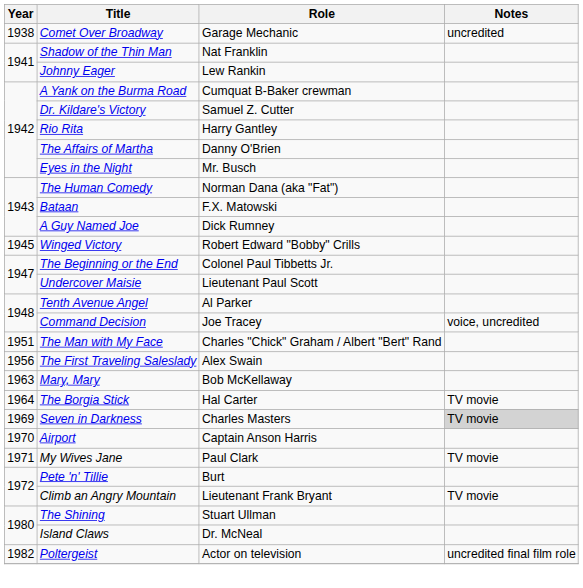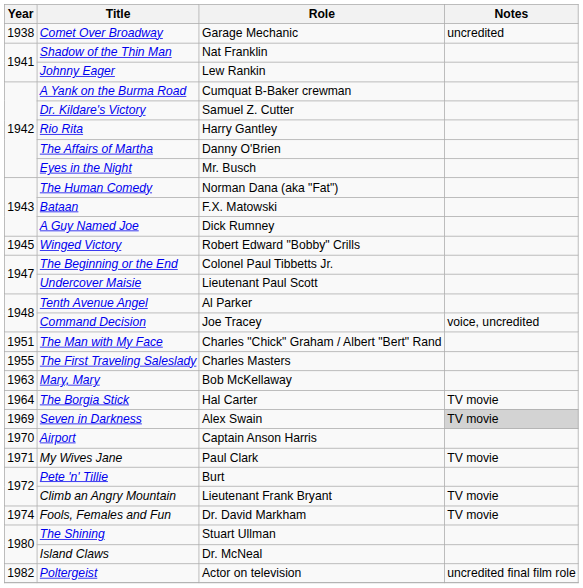(21, 361) 1956 -> (21, 361) 1955
(232, 361) Alex Swain -> (246, 361) Charles Masters
(246, 419) Charles Masters -> (232, 419) Alex Swain
+ row: (105, 515)
